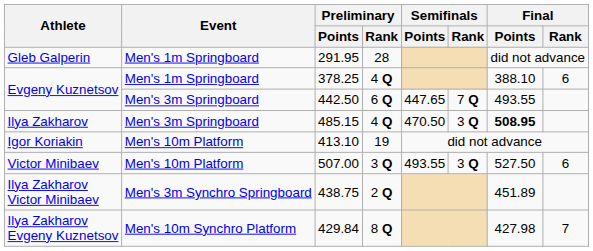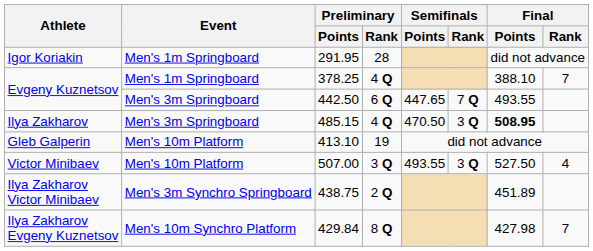(49, 58) Gleb Galperin -> (45, 58) Igor Koriakin
(565, 79) 6 -> (565, 79) 7
(45, 142) Igor Koriakin -> (49, 142) Gleb Galperin
(565, 164) 6 -> (565, 164) 4
